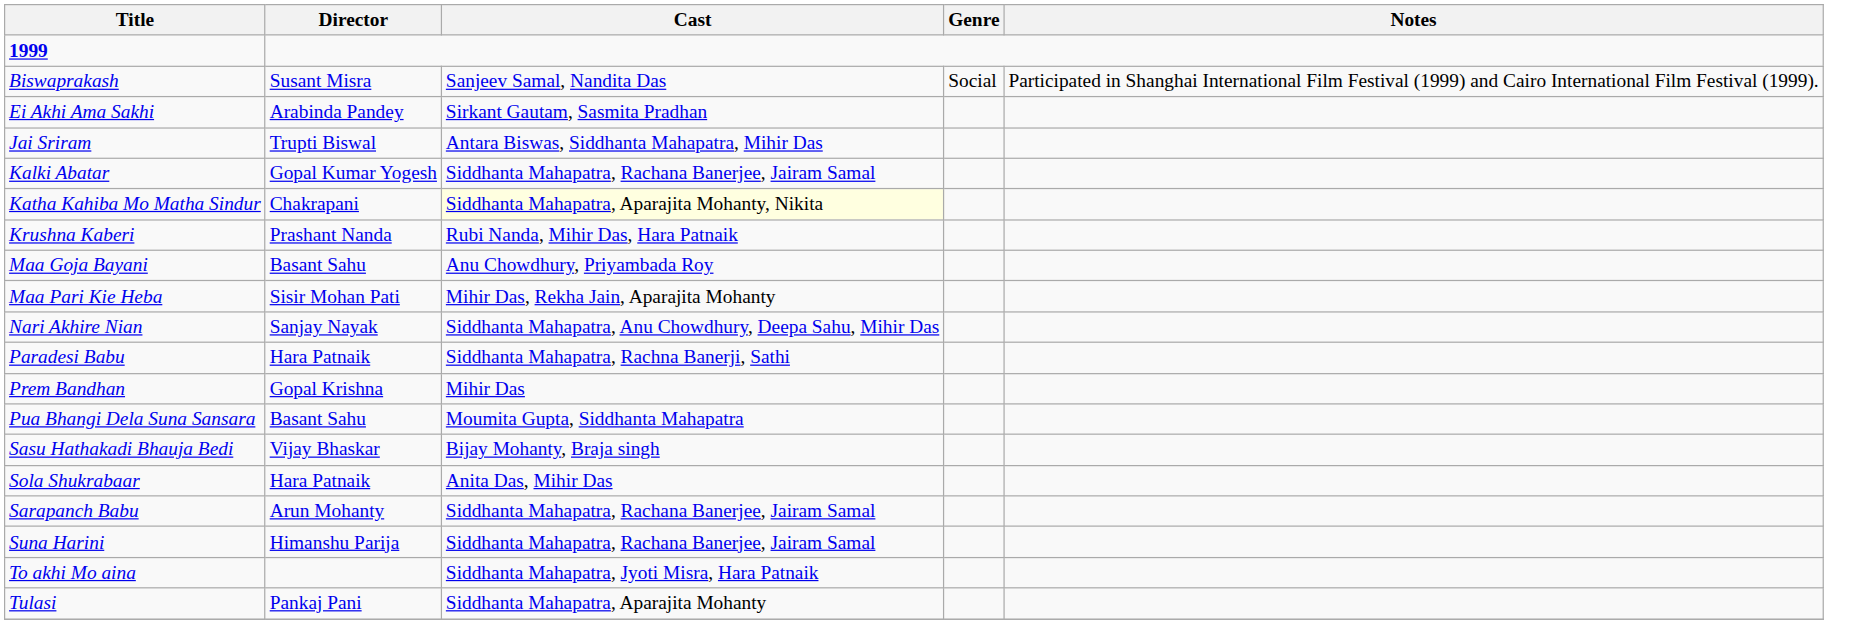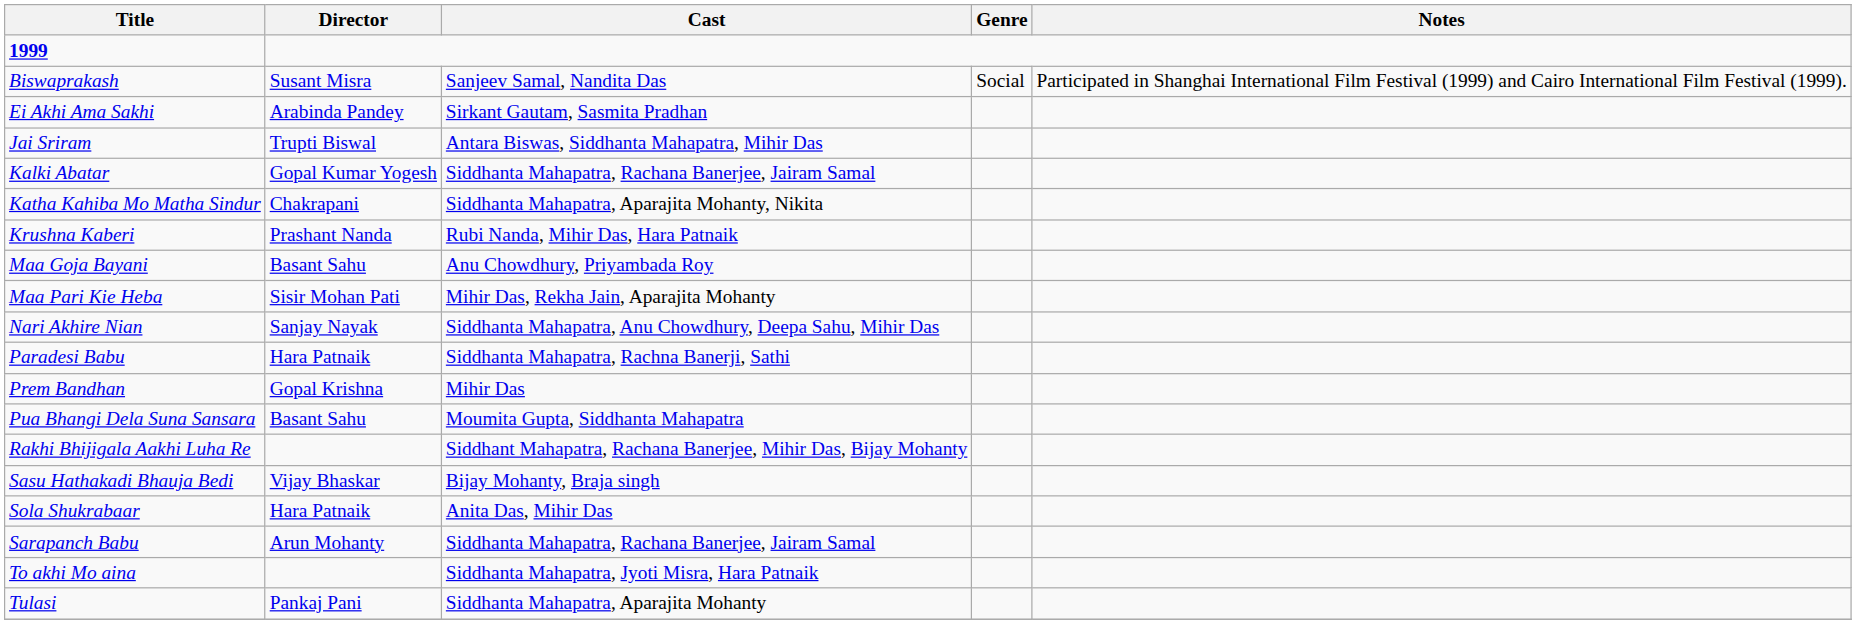(634, 204) lightyellow background -> (634, 204) no background
+ row: (130, 449)
- row: (57, 541)
